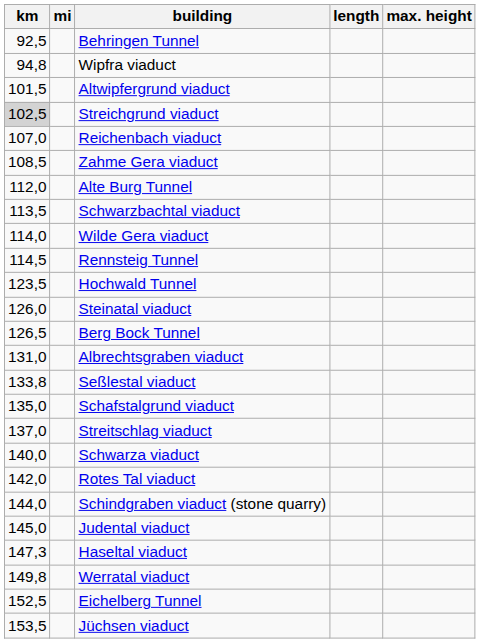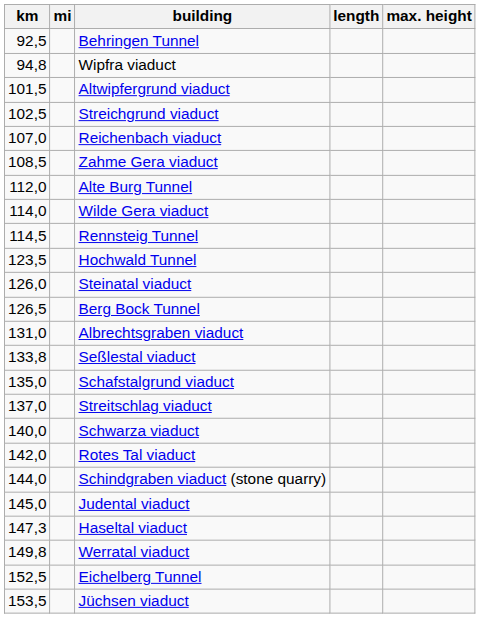(27, 114) lightgrey background -> (27, 114) no background
- row: (159, 211)
